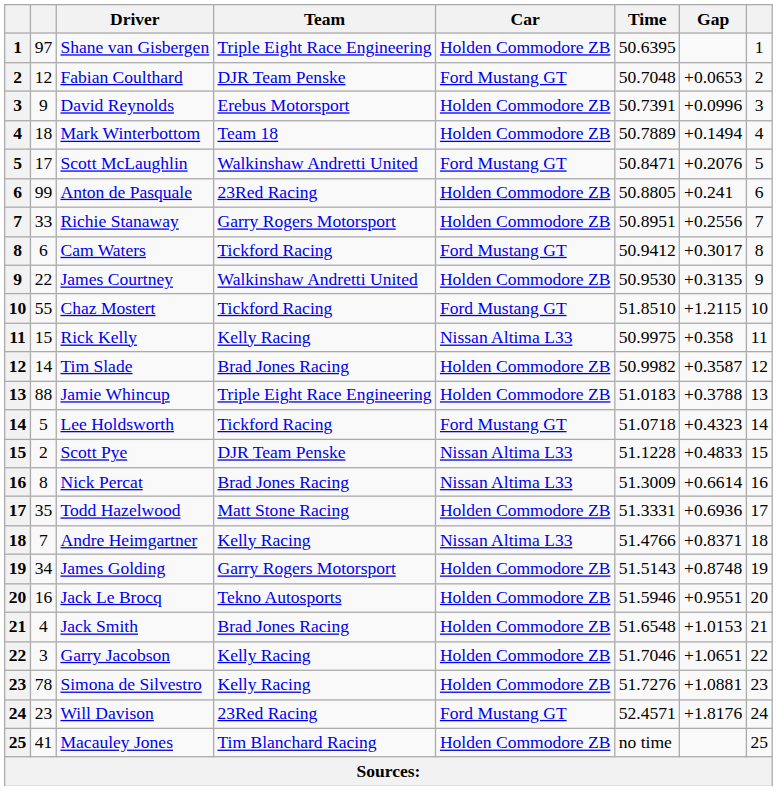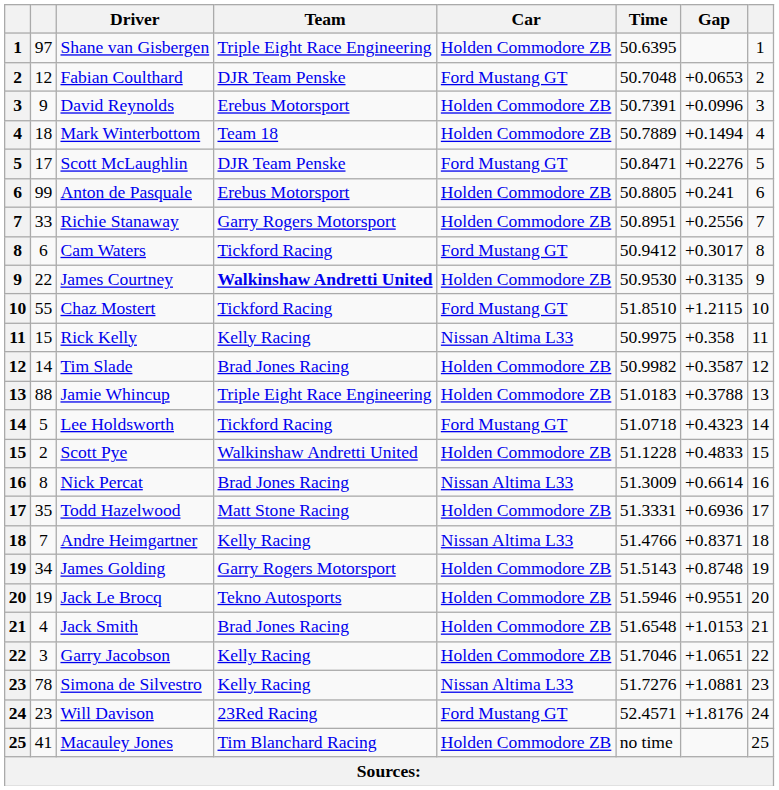(318, 163) Walkinshaw Andretti United -> (282, 163) DJR Team Penske
(713, 163) +0.2076 -> (714, 163) +0.2276
(267, 192) 23Red Racing -> (283, 192) Erebus Motorsport
(318, 279) normal -> (325, 279) bold
(282, 452) DJR Team Penske -> (318, 452) Walkinshaw Andretti United
(506, 452) Nissan Altima L33 -> (526, 452) Holden Commodore ZB
(43, 597) 16 -> (43, 597) 19
(525, 684) Holden Commodore ZB -> (507, 684) Nissan Altima L33
